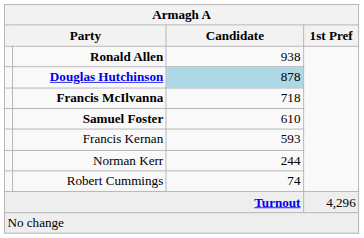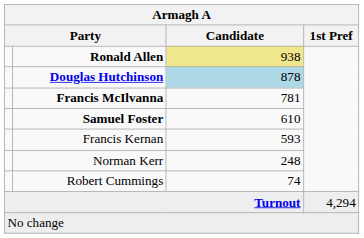(291, 56) no background -> (291, 56) khaki background
(291, 98) 718 -> (291, 98) 781
(291, 160) 244 -> (291, 160) 248
(341, 202) 4,296 -> (341, 202) 4,294
